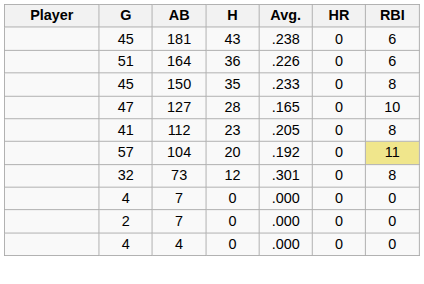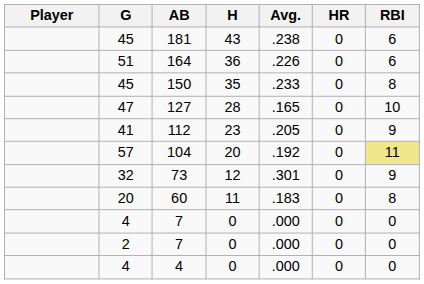(392, 130) 8 -> (392, 130) 9
(392, 175) 8 -> (392, 175) 9
+ row: (126, 198)
